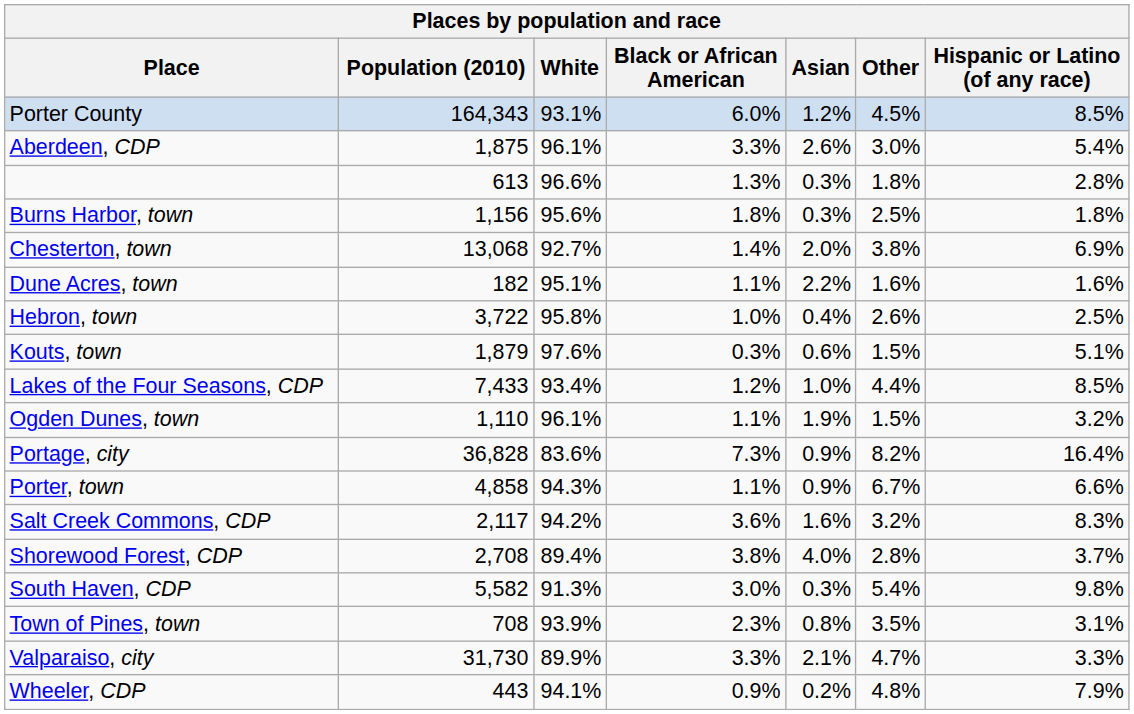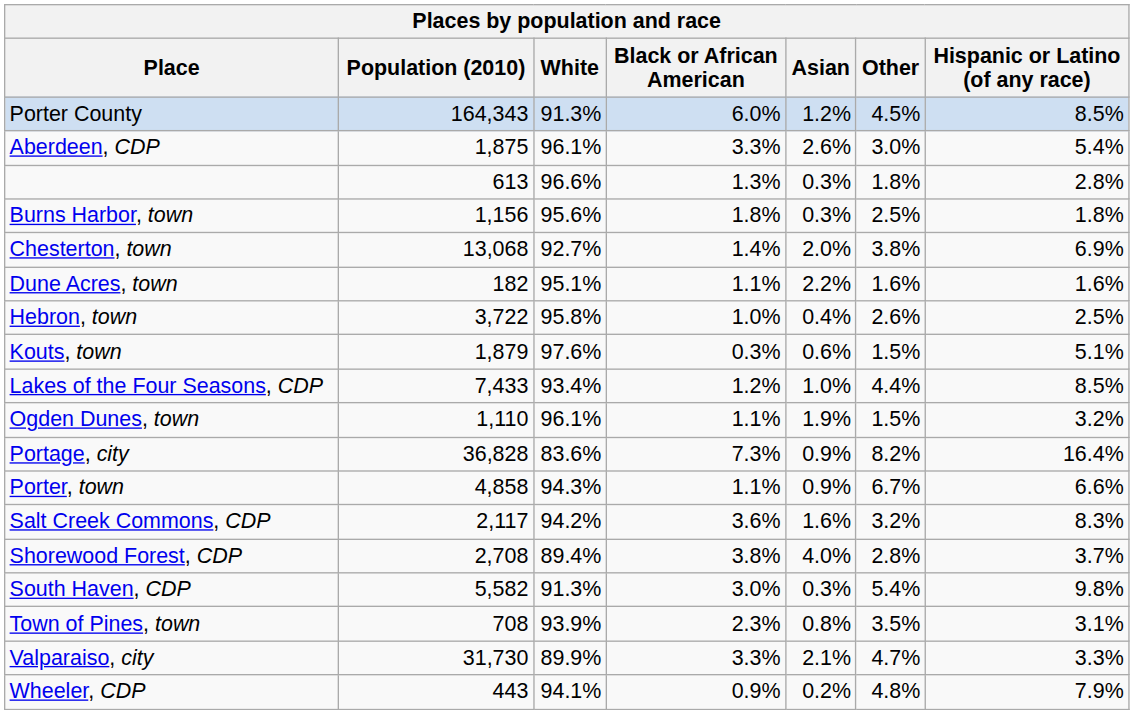(571, 113) 93.1% -> (571, 113) 91.3%
